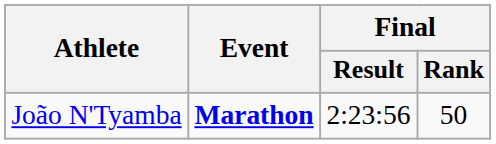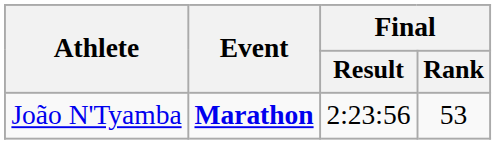(454, 115) 50 -> (454, 115) 53
